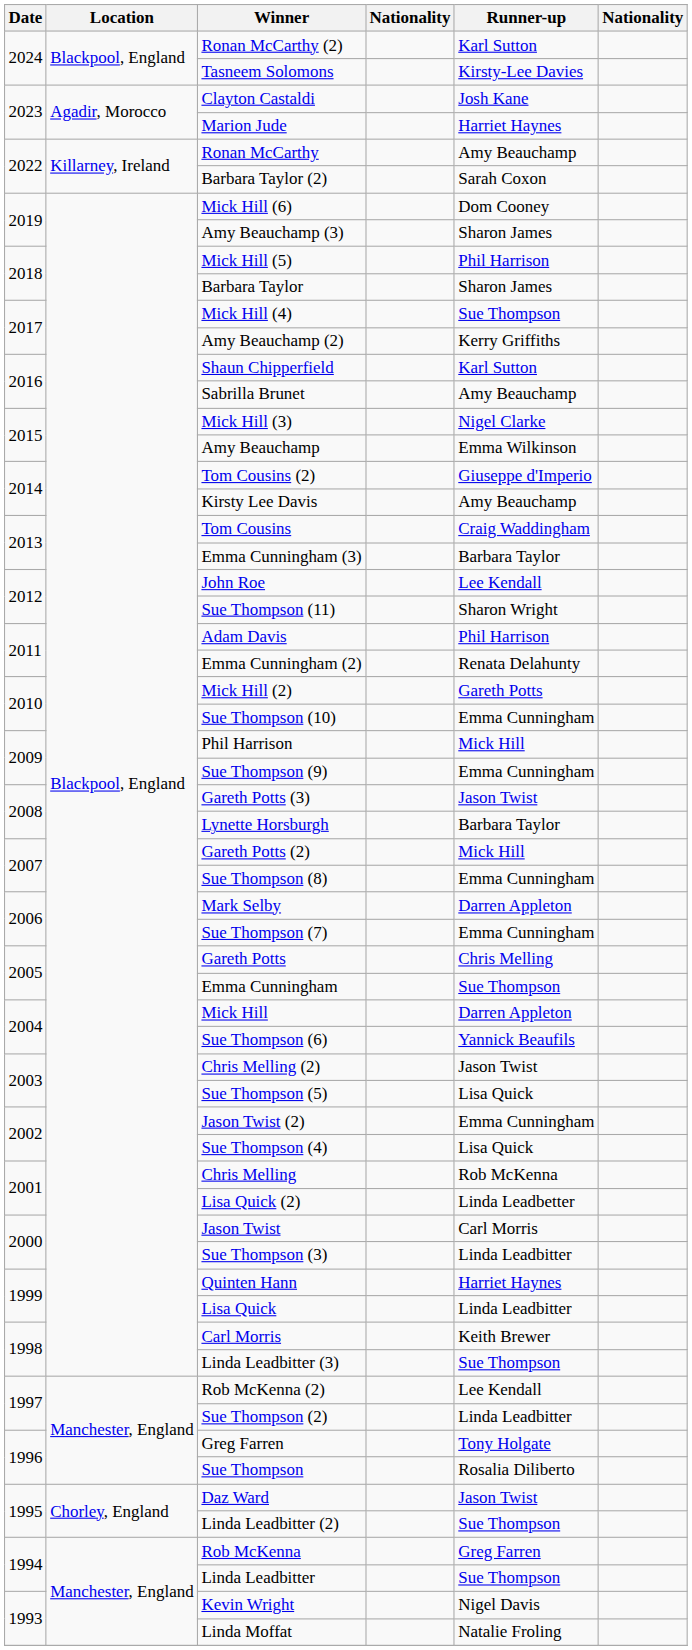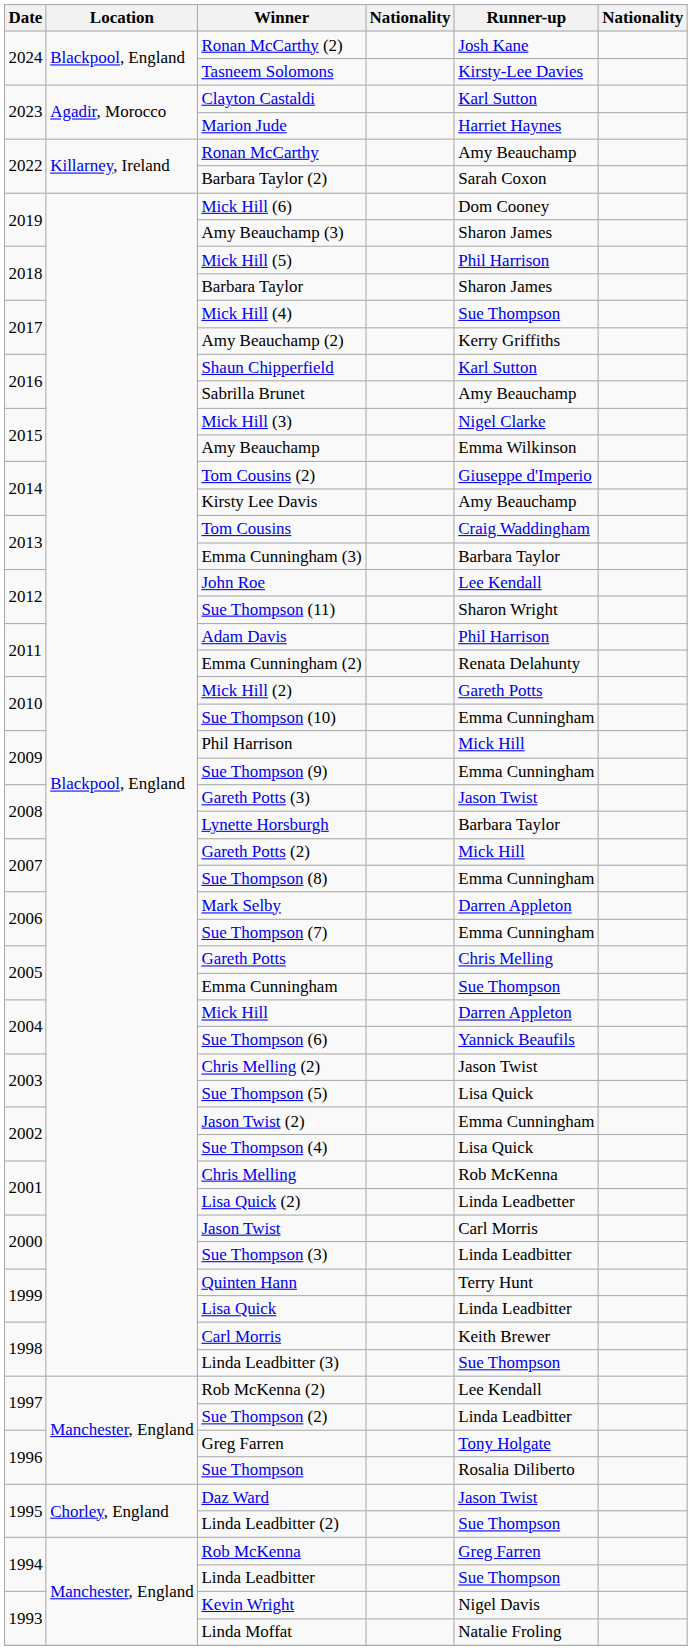(498, 44) Karl Sutton -> (493, 44) Josh Kane
(493, 98) Josh Kane -> (498, 98) Karl Sutton
(510, 1282) Harriet Haynes -> (496, 1282) Terry Hunt
